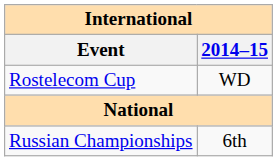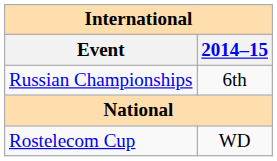rows swapped: (72, 79) <-> (101, 140)
